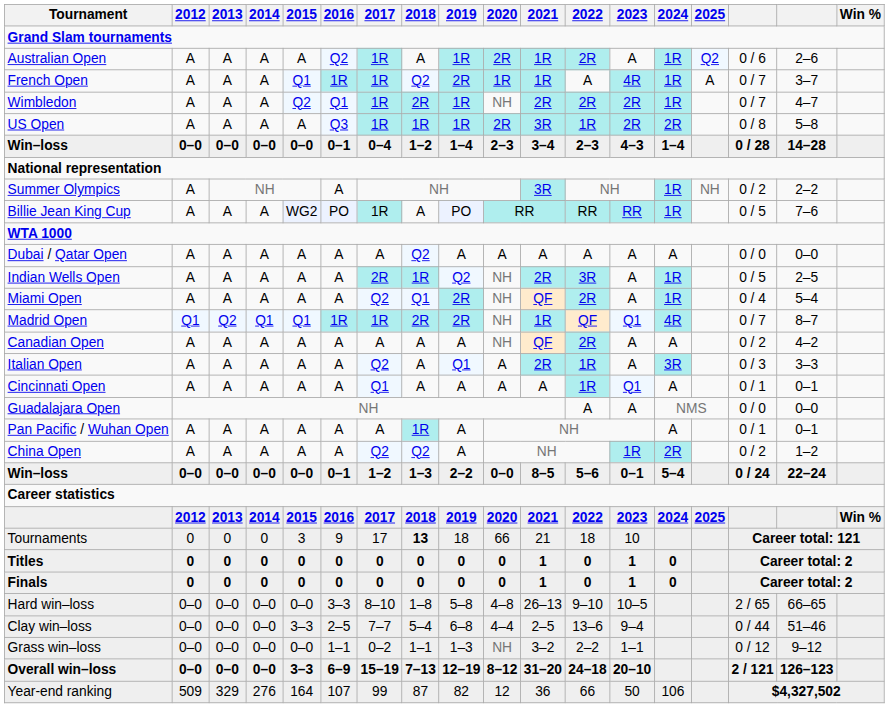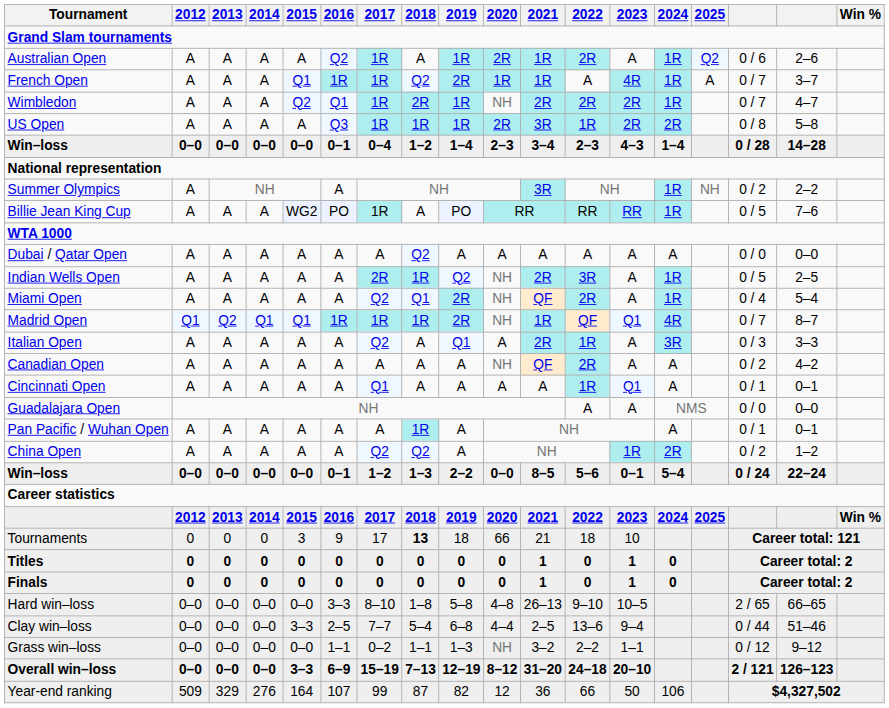(421, 320) 2R -> (421, 320) 1R
rows swapped: (45, 364) <-> (56, 342)
